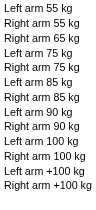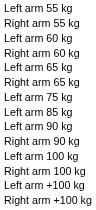+ row: (38, 38)
+ row: (42, 53)
+ row: (38, 68)
- row: (42, 68)
- row: (42, 97)
